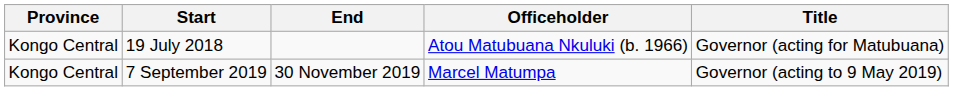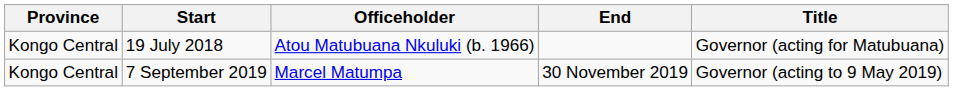columns swapped: (347, 18) <-> (558, 18)
